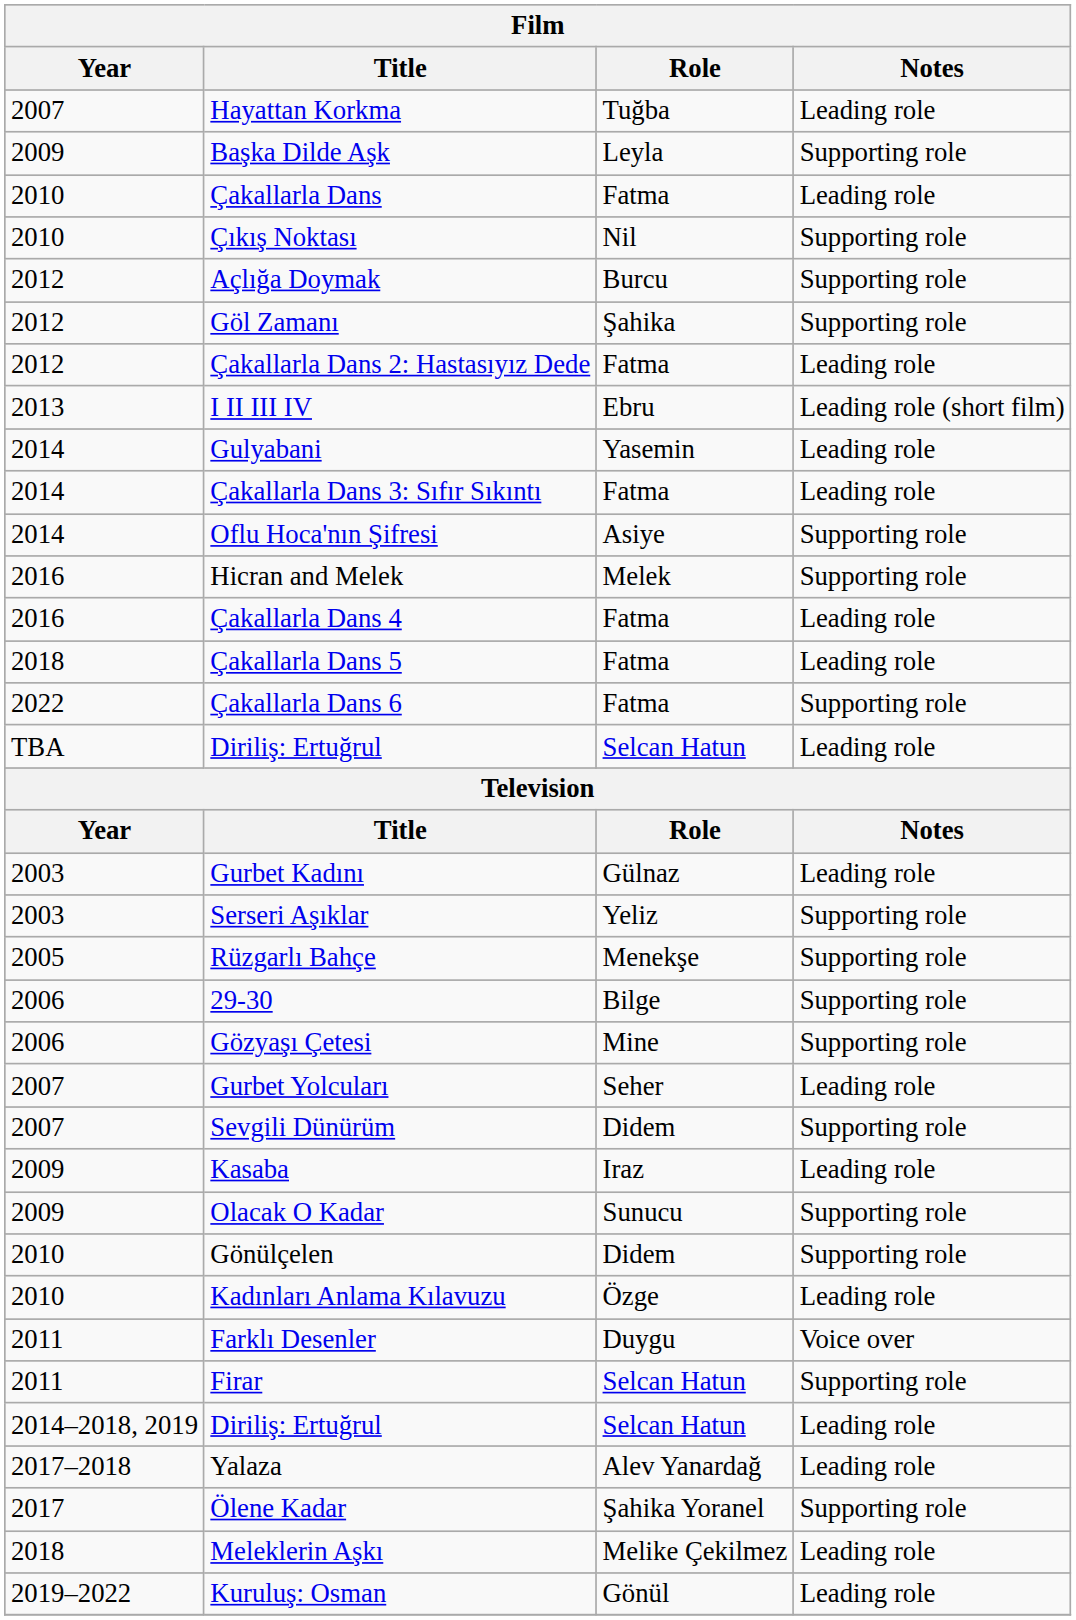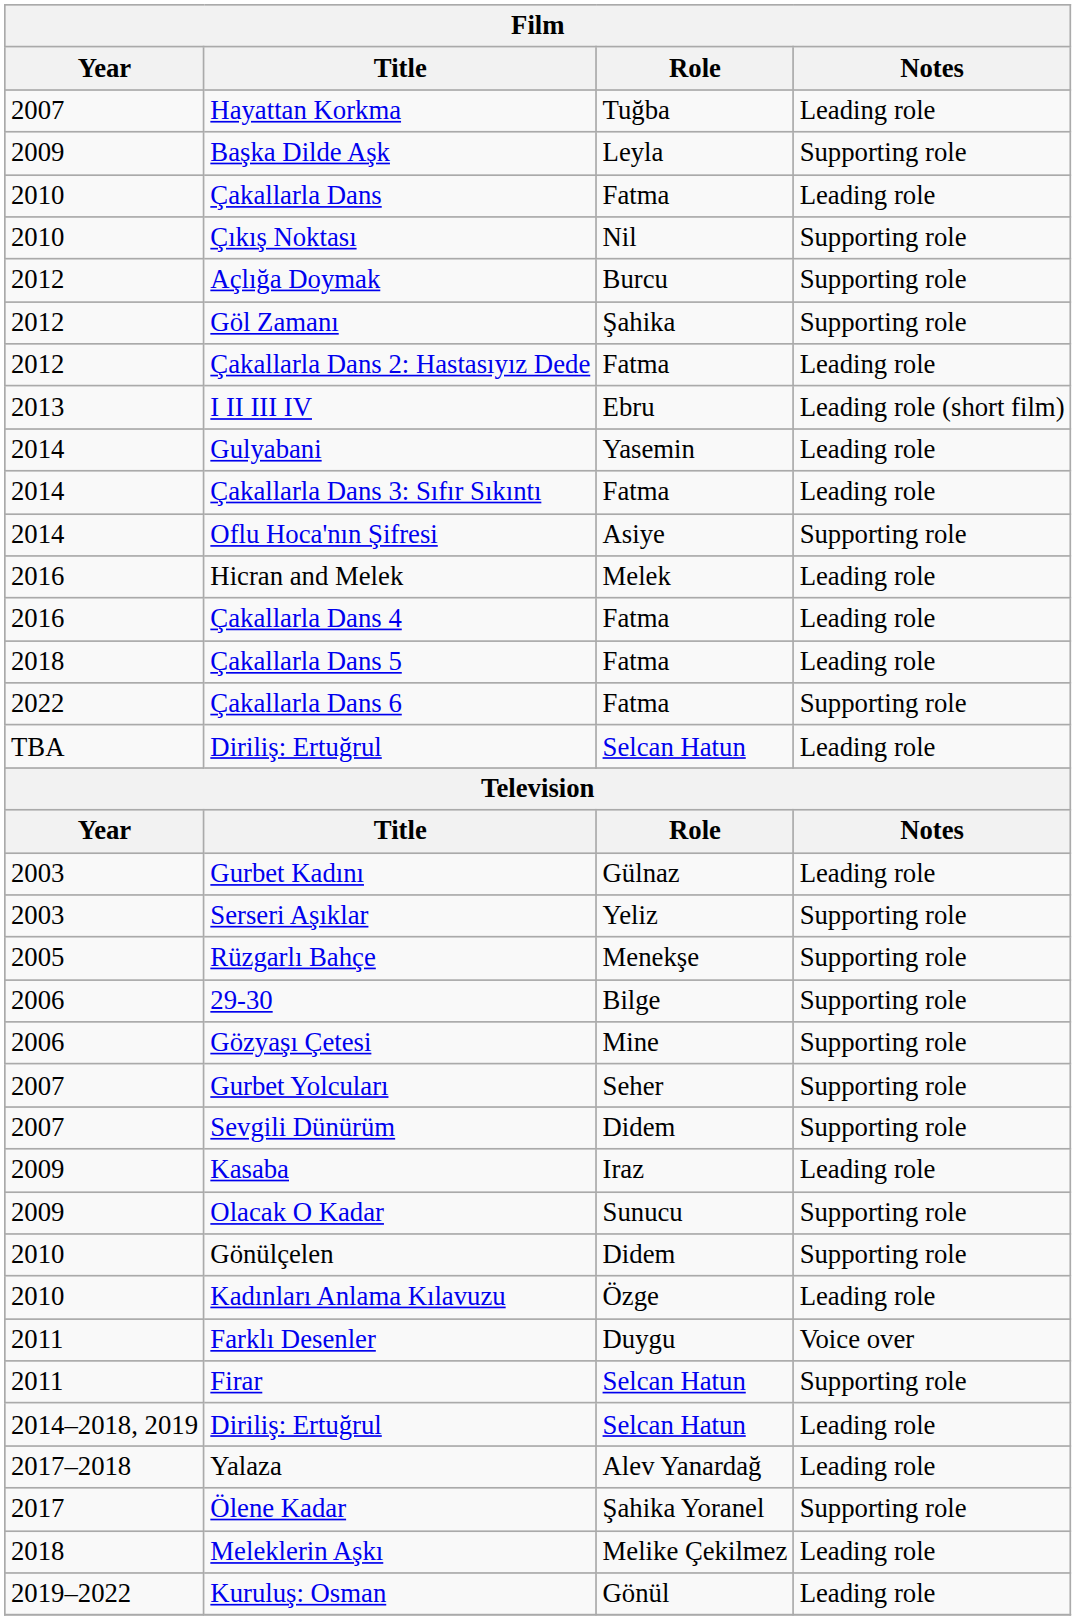(883, 576) Supporting role -> (868, 576) Leading role
(868, 1085) Leading role -> (883, 1085) Supporting role
